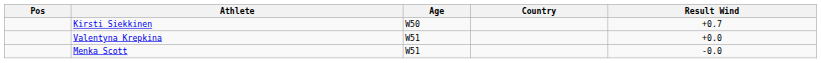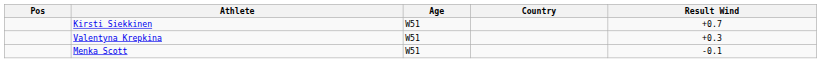(413, 24) W50 -> (413, 24) W51
(712, 38) +0.0 -> (712, 38) +0.3
(712, 51) -0.0 -> (712, 51) -0.1
